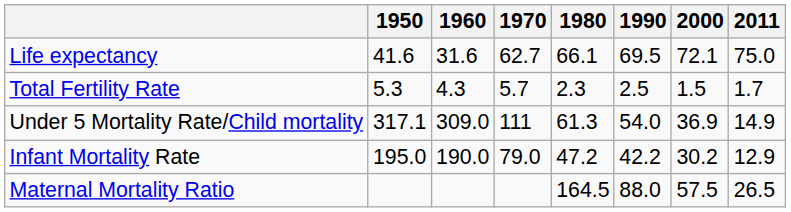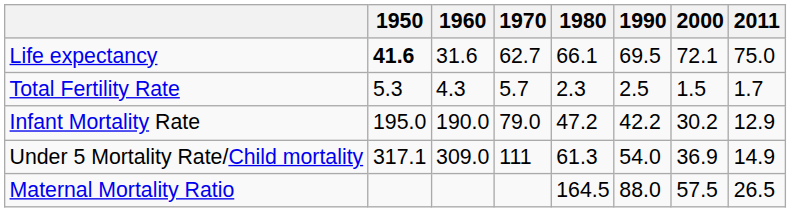(394, 55) normal -> (394, 55) bold
rows swapped: (105, 156) <-> (186, 122)
